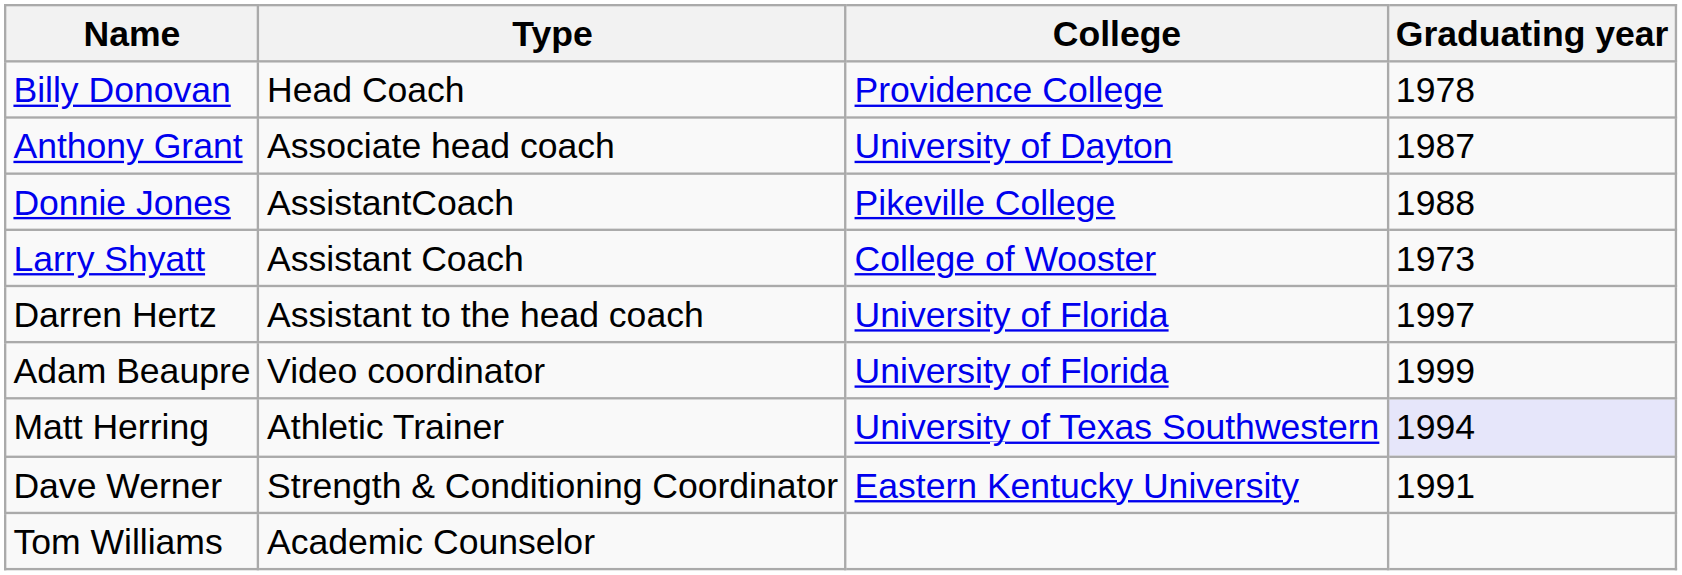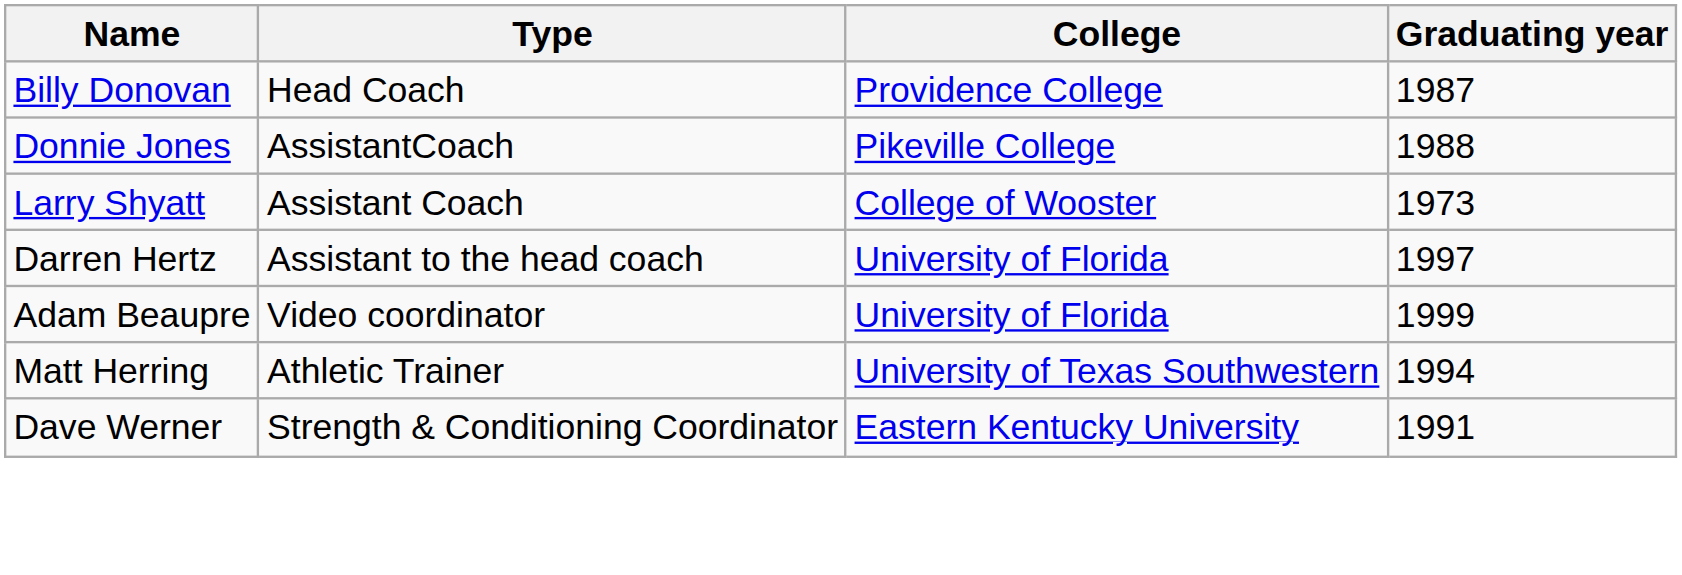(1435, 90) 1978 -> (1435, 90) 1987
- row: (128, 146)
(1435, 428) lavender background -> (1435, 371) no background
- row: (118, 540)
